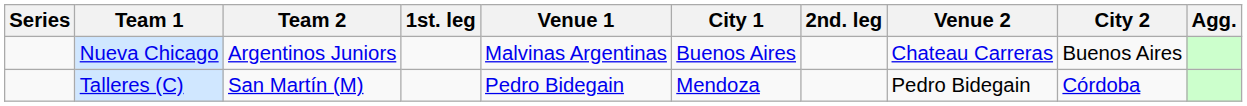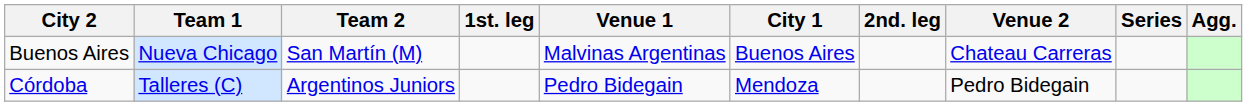columns swapped: (40, 20) <-> (1122, 20)
(312, 52) Argentinos Juniors -> (354, 52) San Martín (M)
(296, 85) San Martín (M) -> (371, 85) Argentinos Juniors
